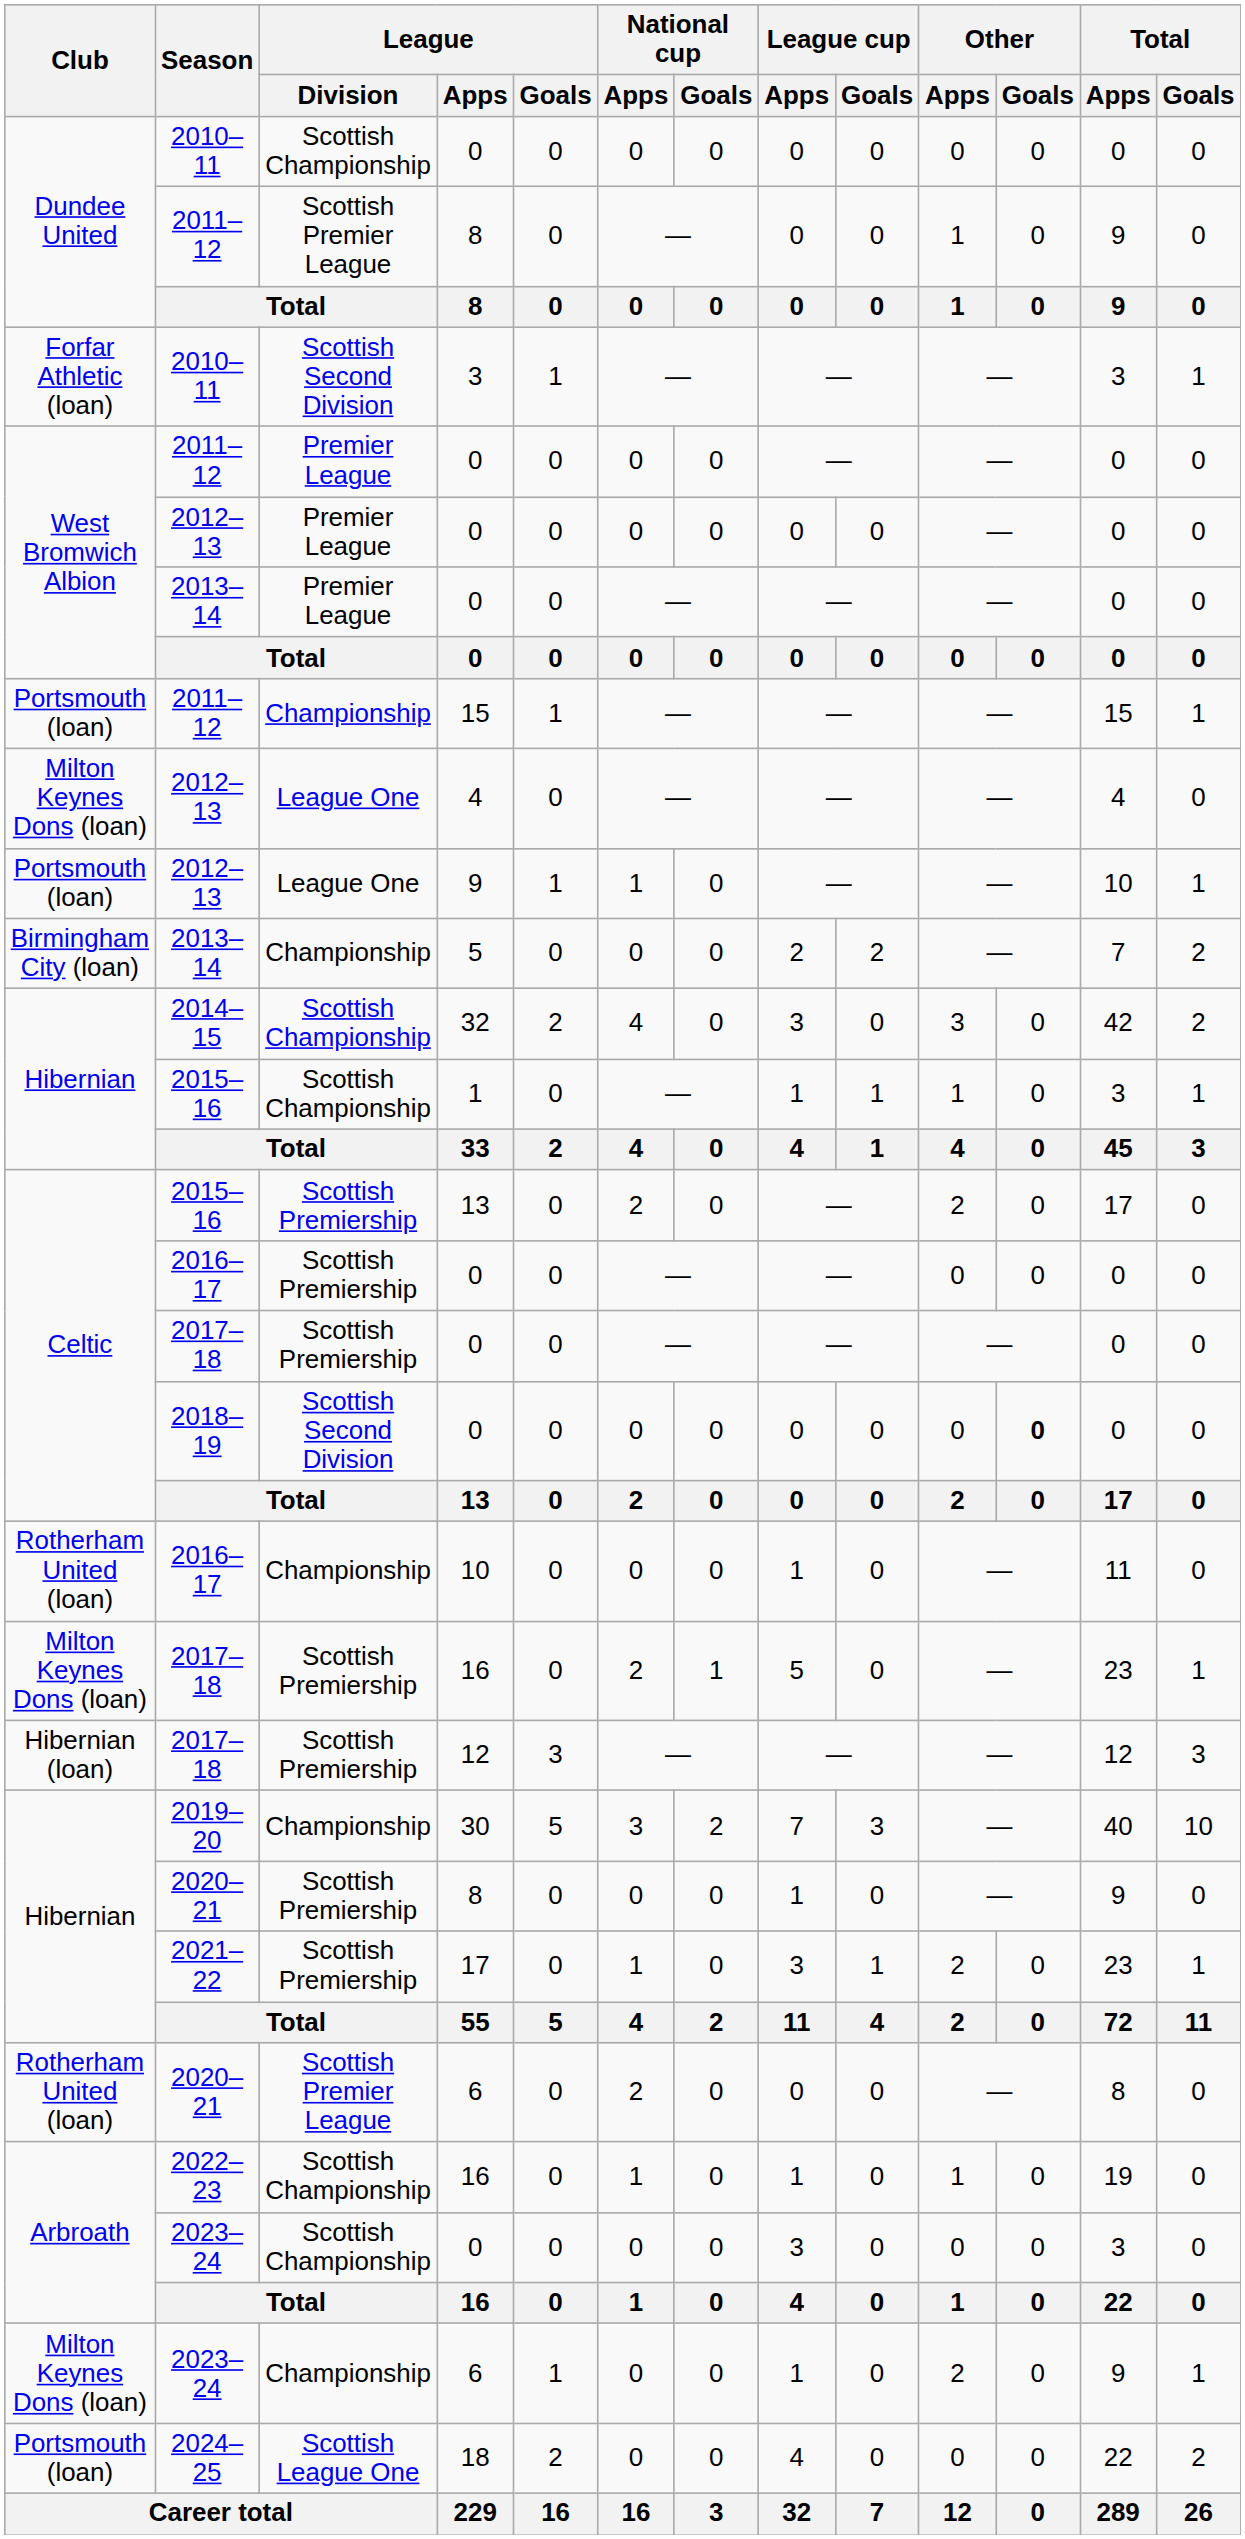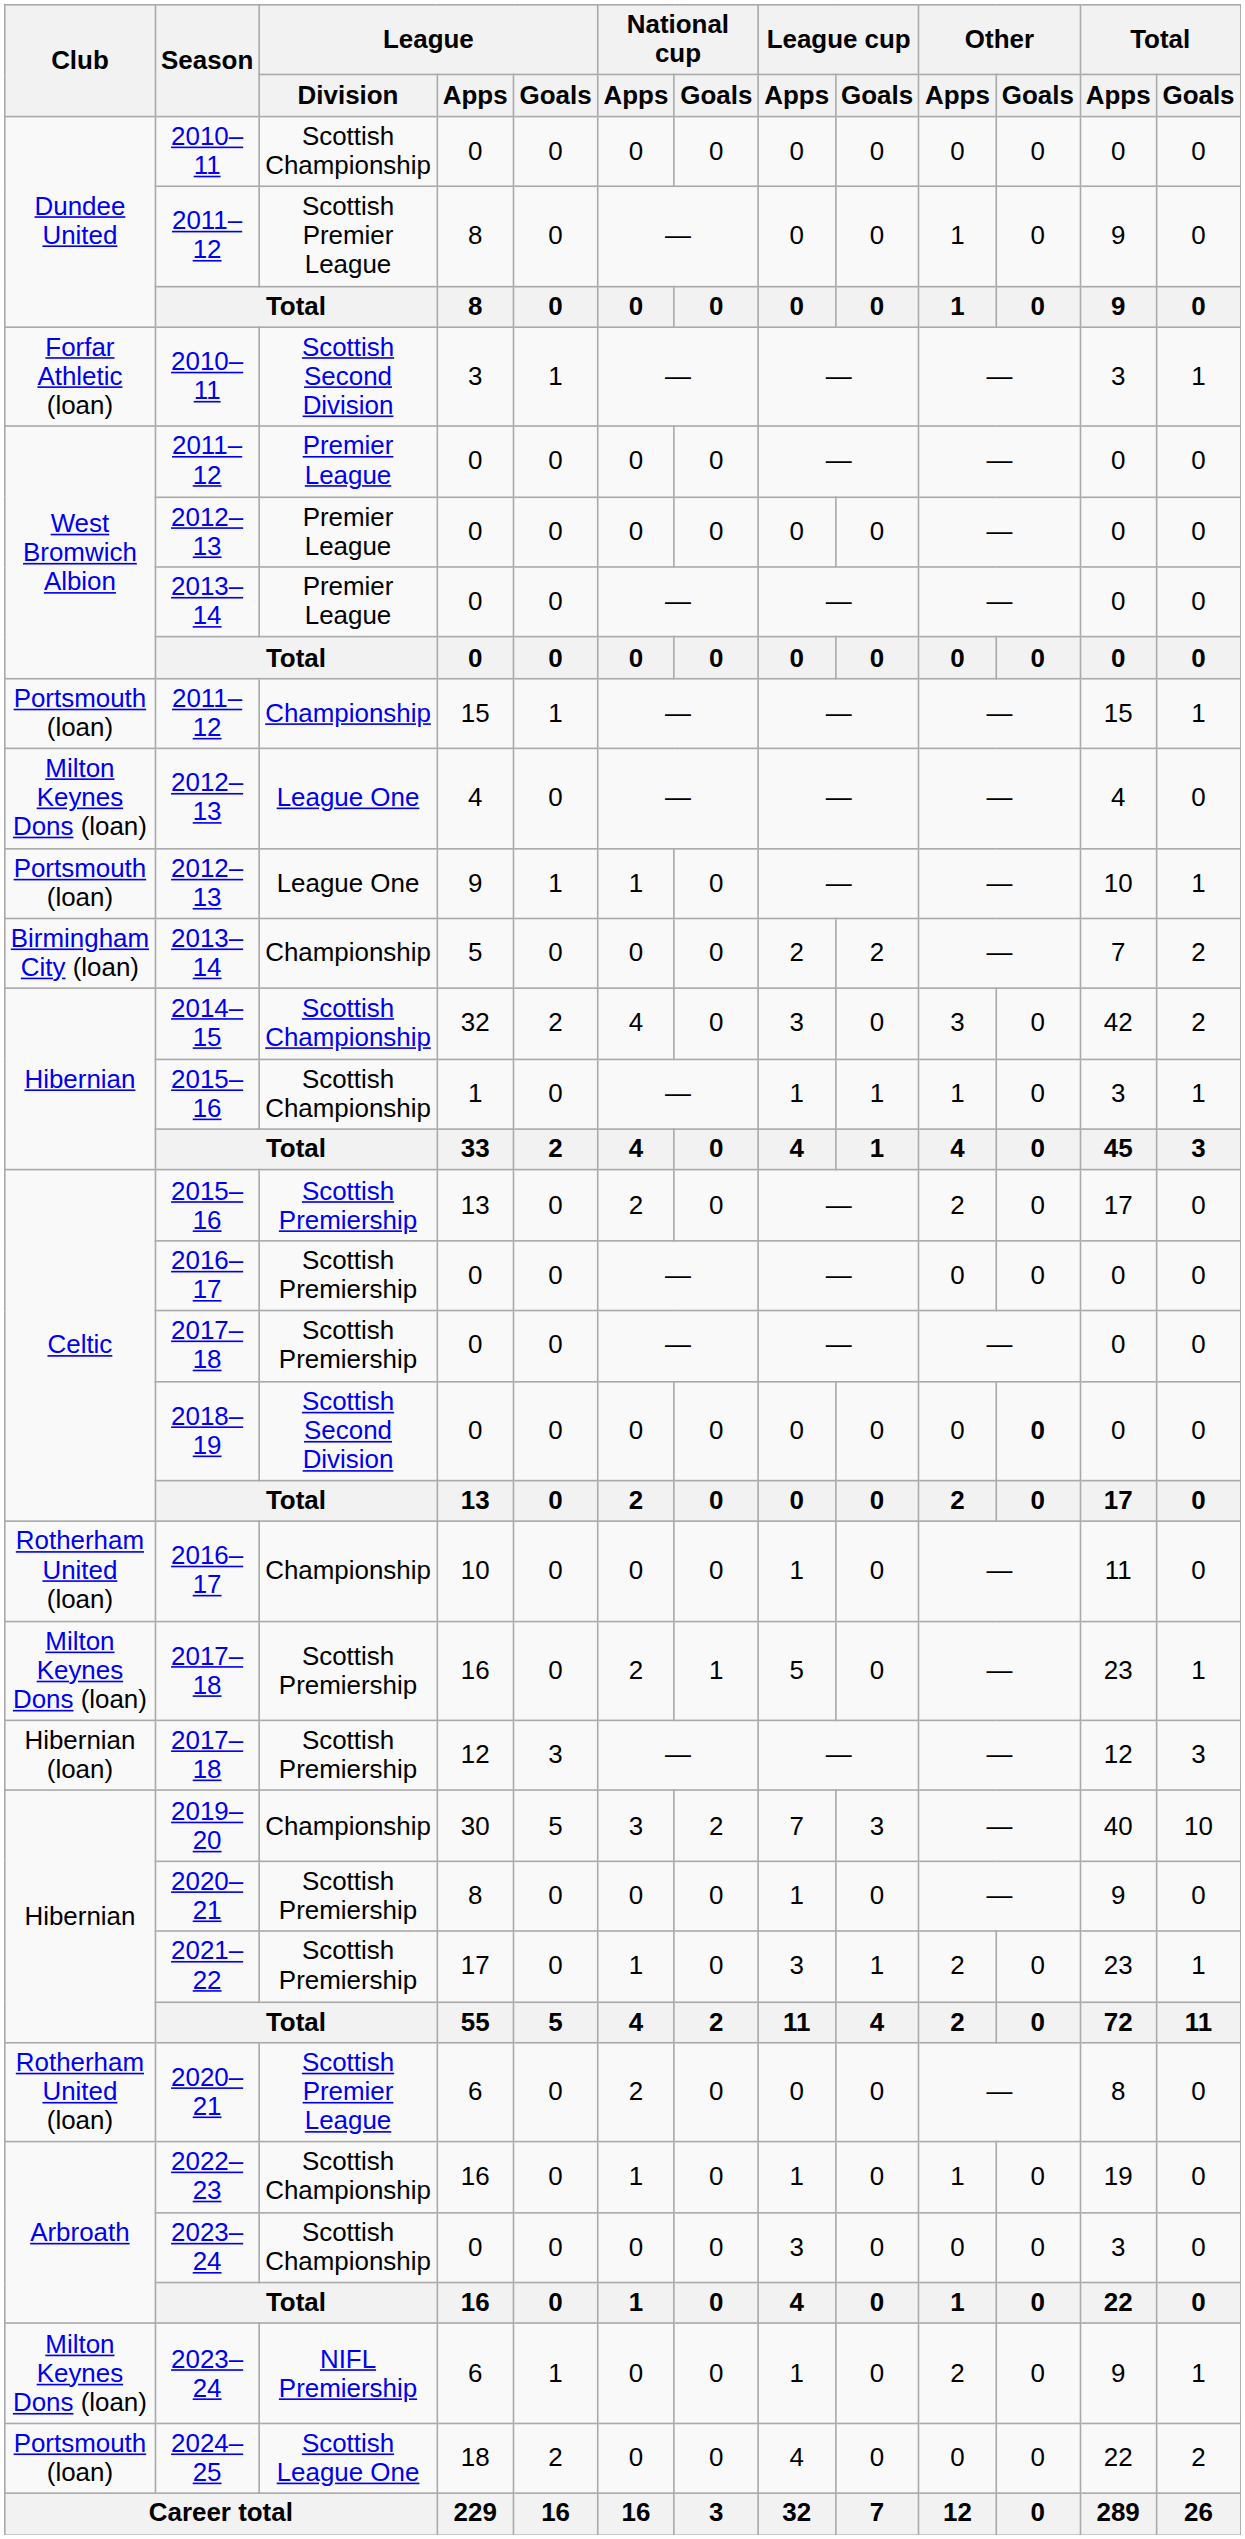(348, 2373) Championship -> (348, 2373) NIFL Premiership
